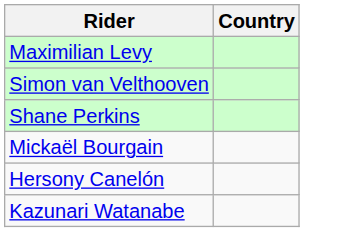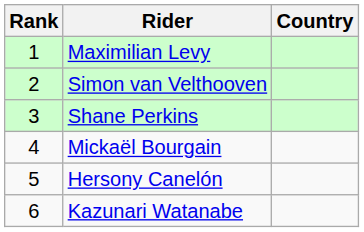+ column: (34, 21)
